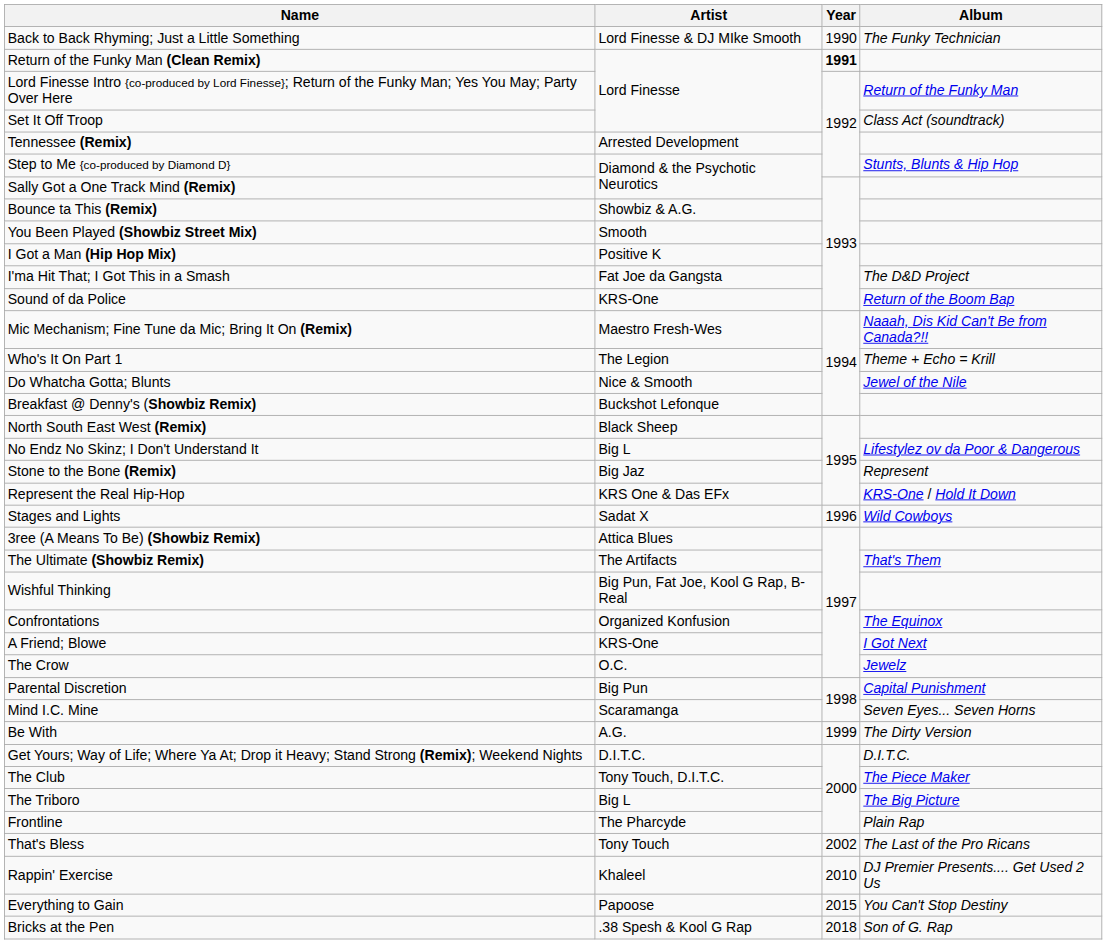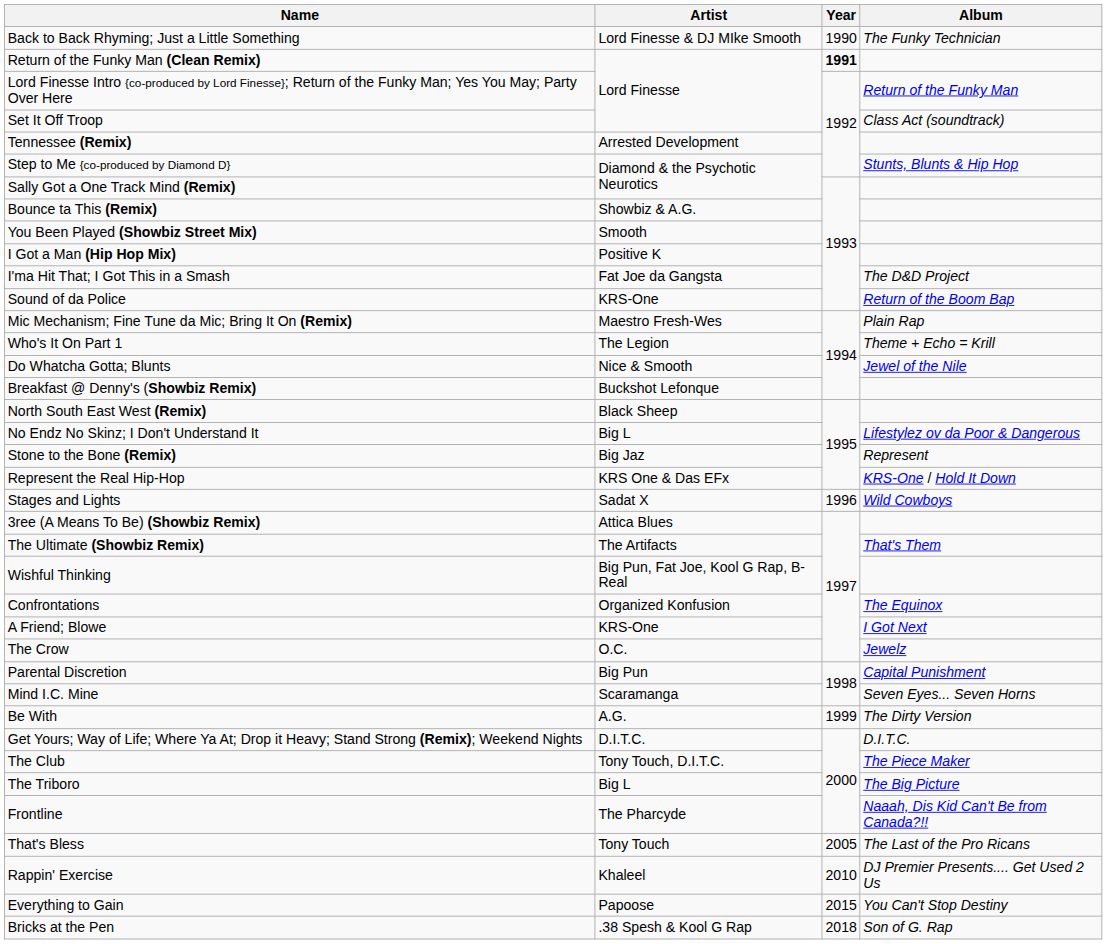(955, 329) Naaah, Dis Kid Can't Be from Canada?!! -> (894, 321) Plain Rap
(894, 822) Plain Rap -> (955, 814) Naaah, Dis Kid Can't Be from Canada?!!
(841, 844) 2002 -> (841, 844) 2005
